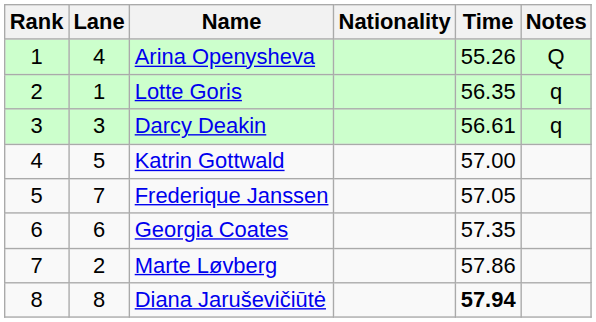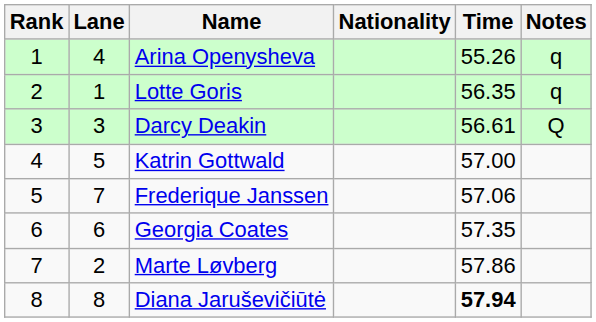(556, 56) Q -> (556, 56) q
(556, 126) q -> (556, 126) Q
(488, 195) 57.05 -> (488, 195) 57.06
